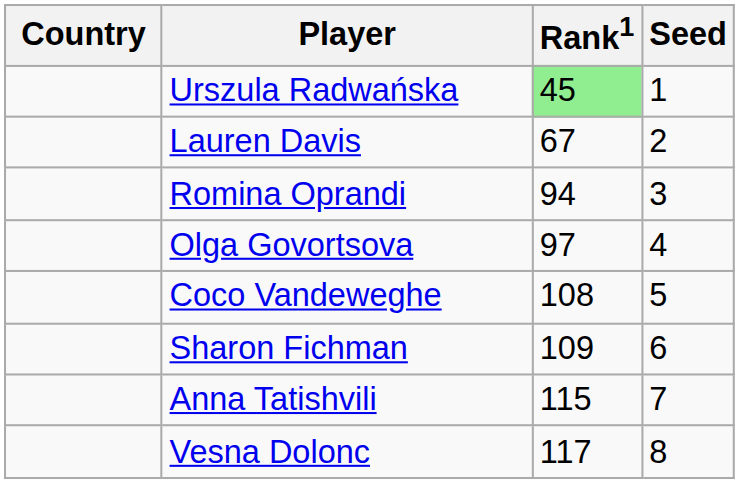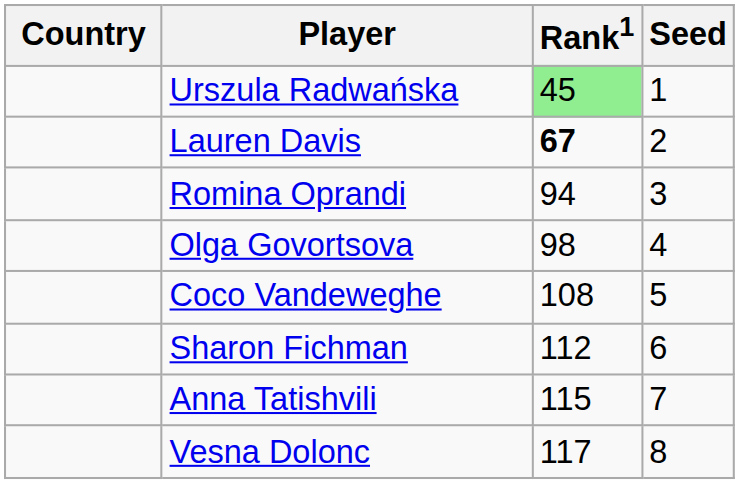(558, 142) normal -> (558, 142) bold
(558, 245) 97 -> (558, 245) 98
(567, 348) 109 -> (566, 348) 112
